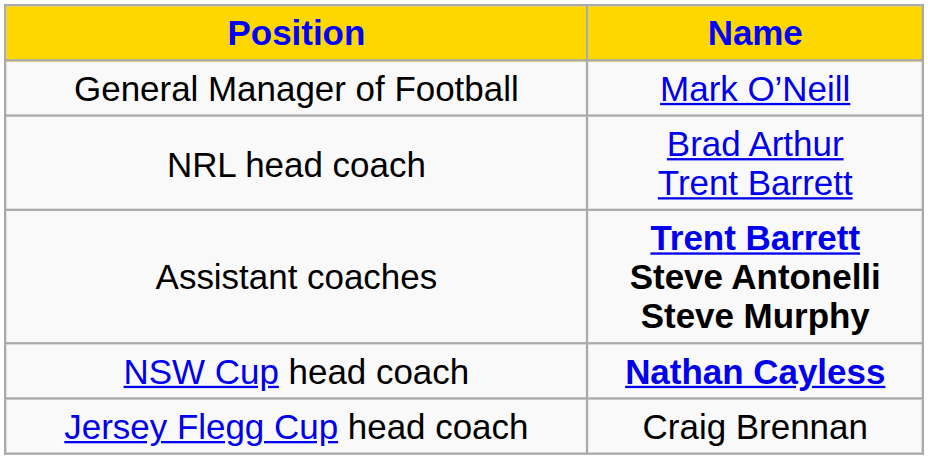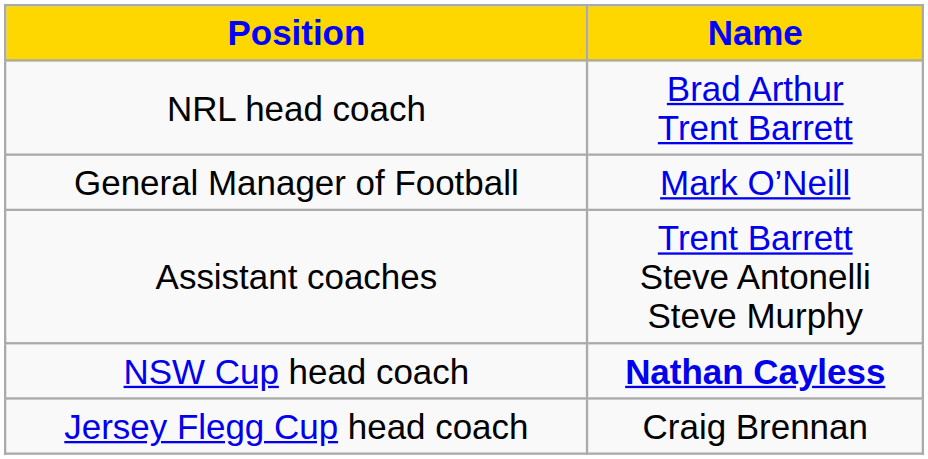rows swapped: (296, 88) <-> (296, 163)
(755, 277) bold -> (755, 277) normal
